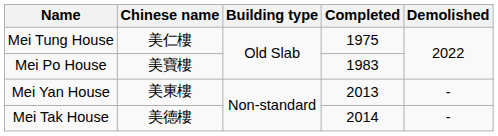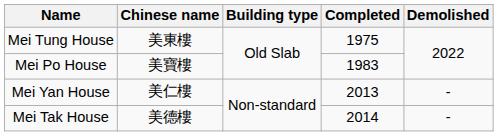(170, 40) 美仁樓 -> (170, 40) 美東樓
(170, 91) 美東樓 -> (170, 91) 美仁樓
